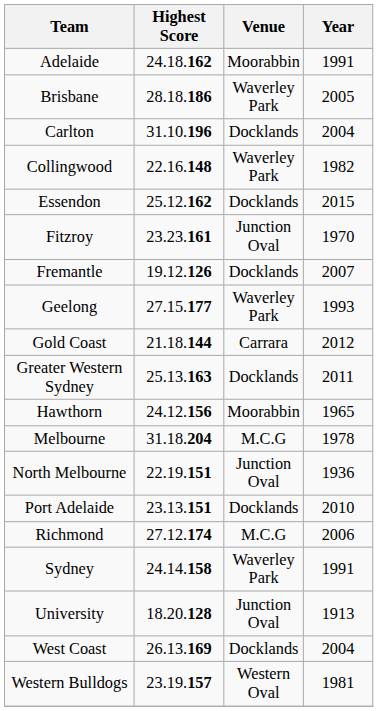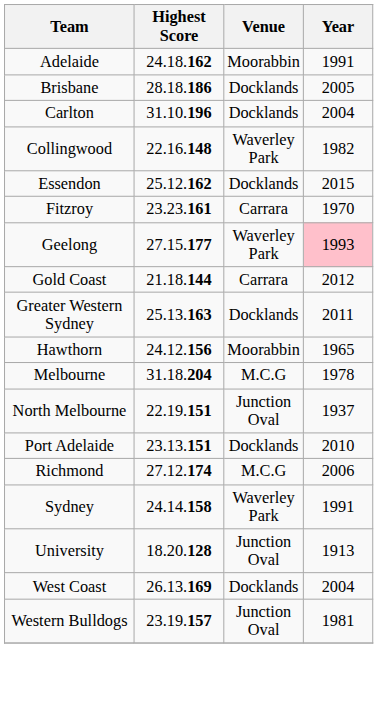(264, 96) Waverley Park -> (264, 87) Docklands
(264, 236) Junction Oval -> (264, 209) Carrara
- row: (69, 272)
(338, 307) no background -> (338, 244) pink background
(338, 473) 1936 -> (338, 410) 1937
(264, 683) Western Oval -> (264, 621) Junction Oval
